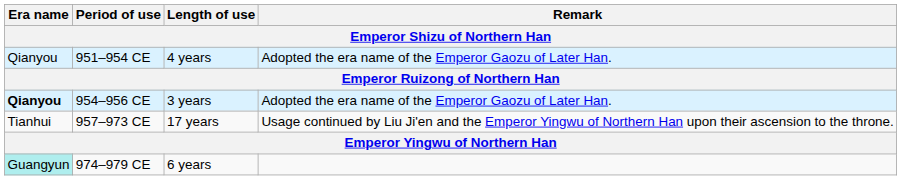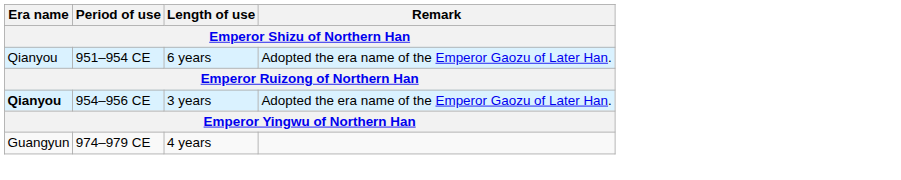(189, 57) 4 years -> (189, 57) 6 years
- row: (113, 121)
(39, 164) paleturquoise background -> (39, 143) no background
(189, 164) 6 years -> (189, 143) 4 years
